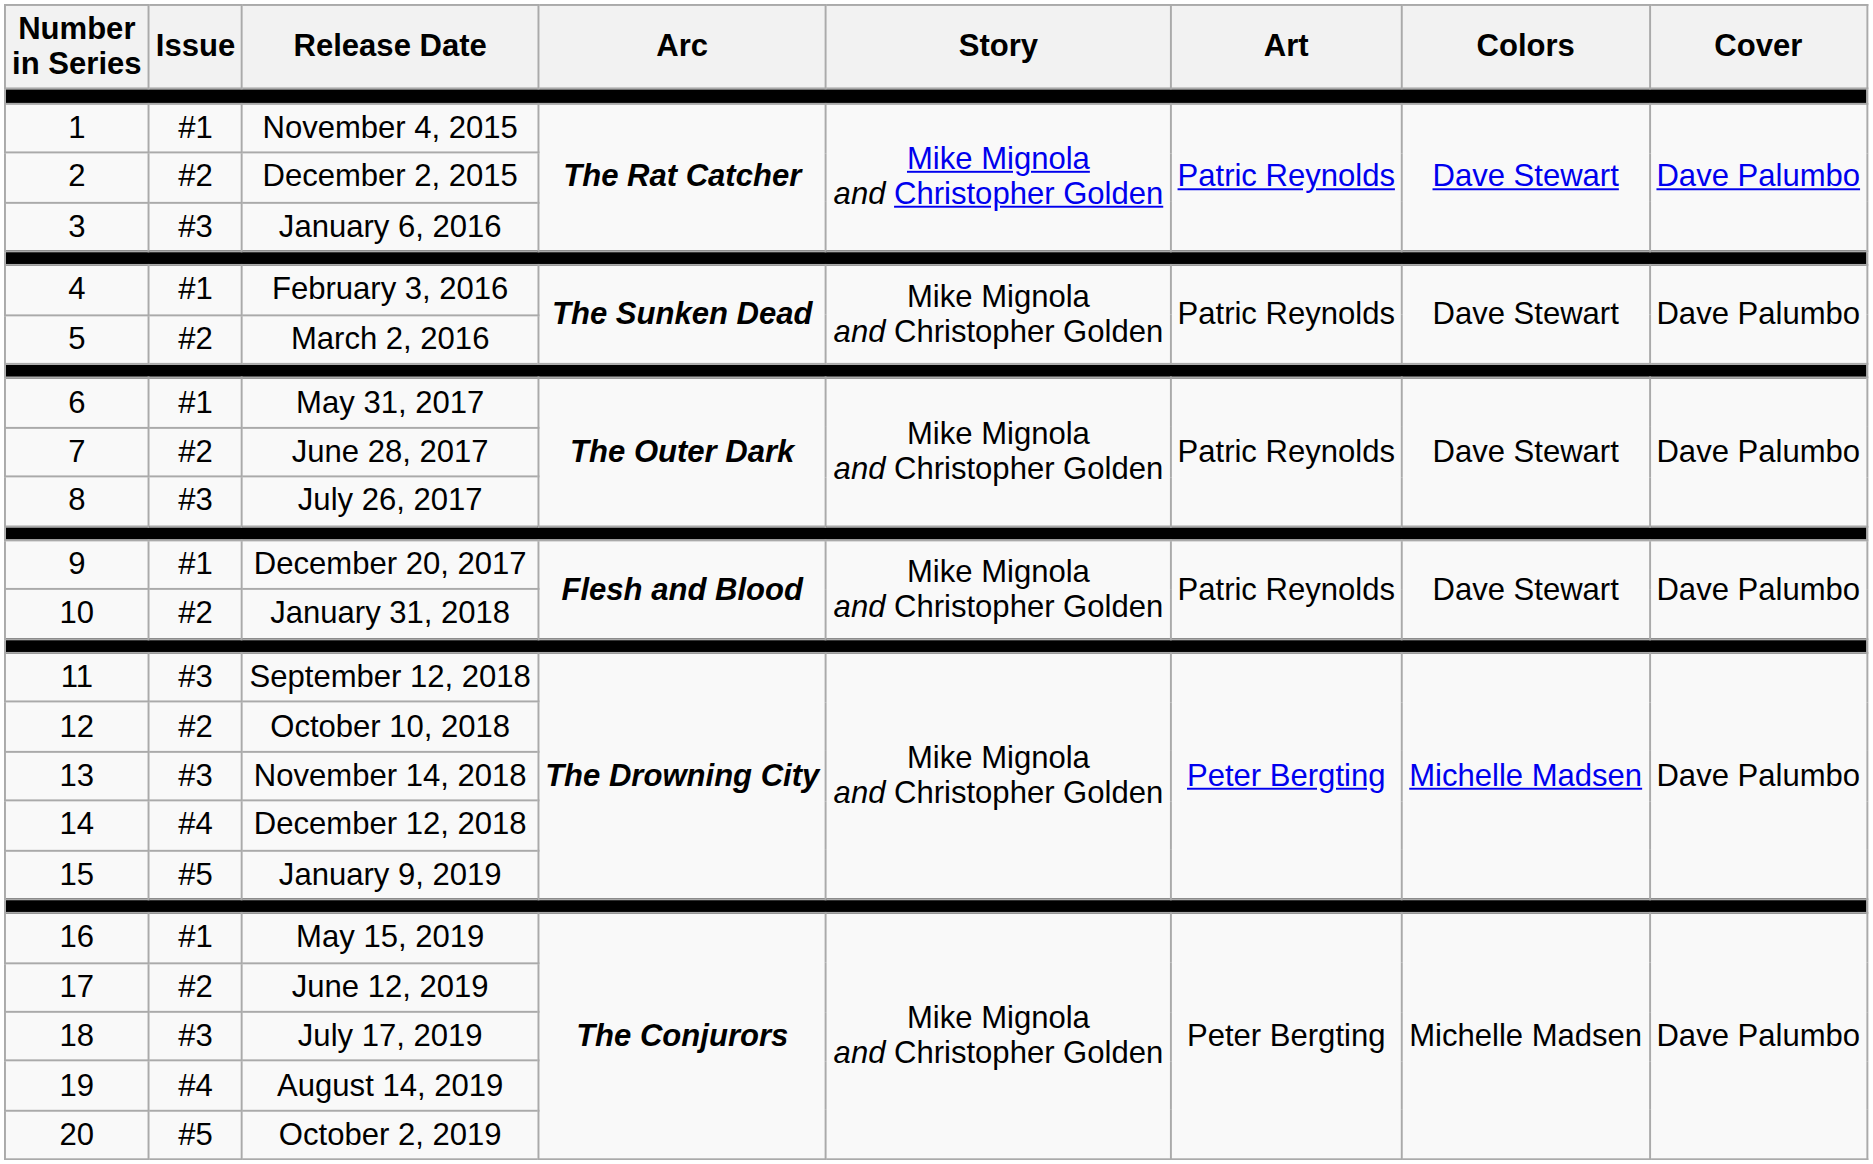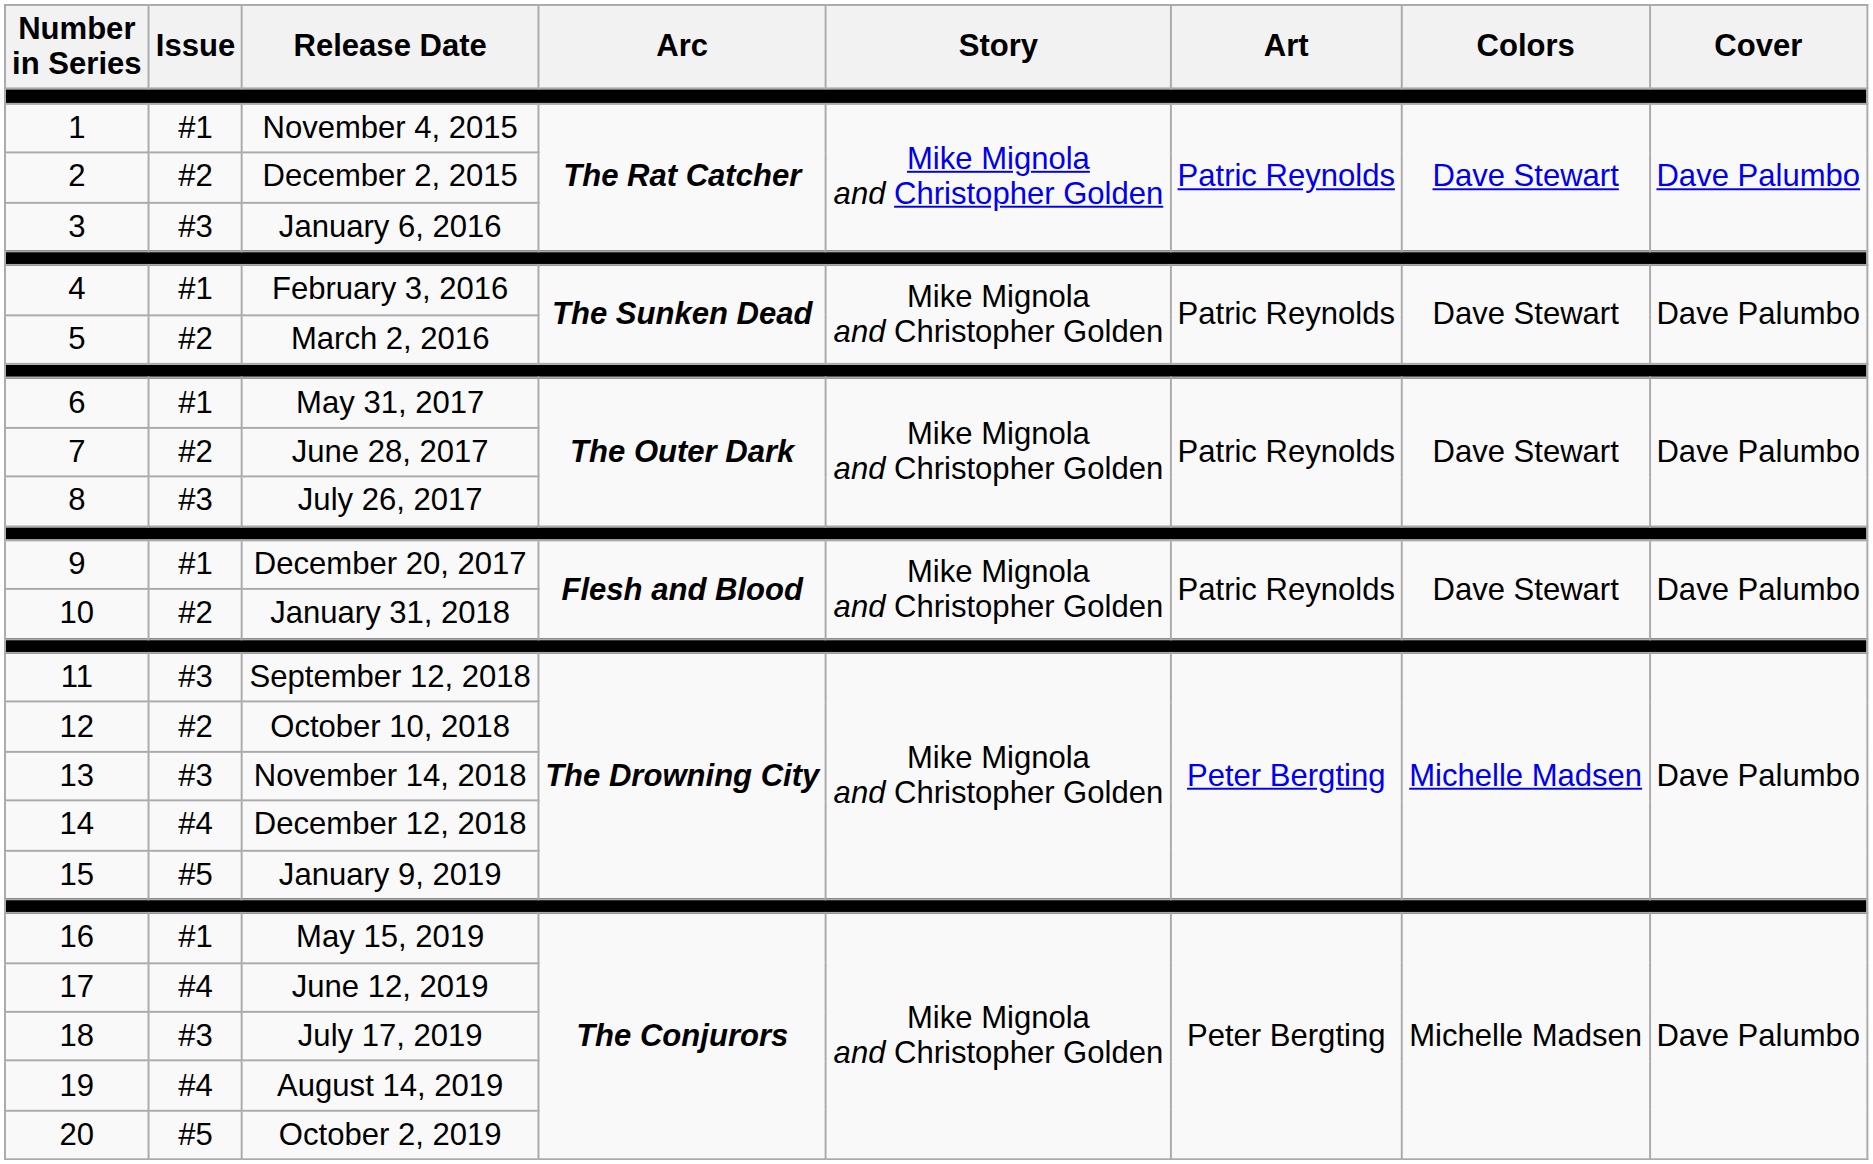(196, 986) #2 -> (196, 986) #4
